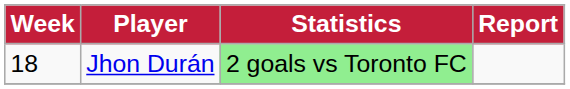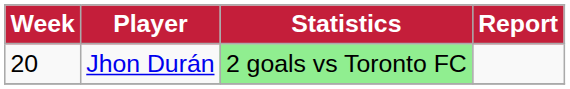(24, 63) 18 -> (24, 63) 20
